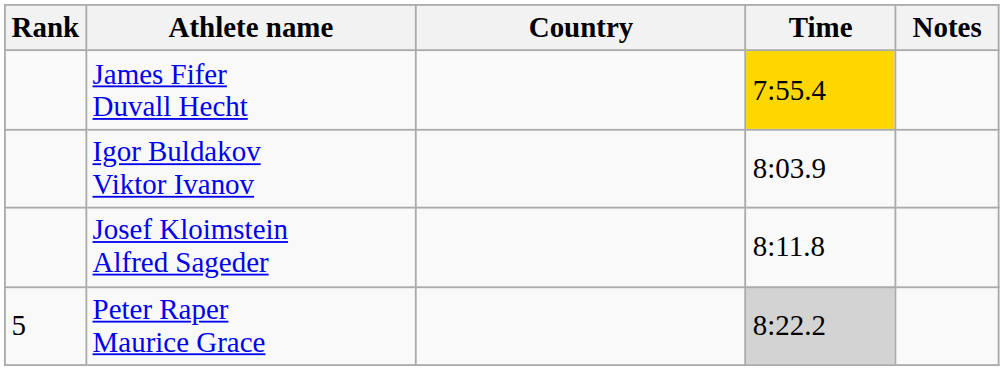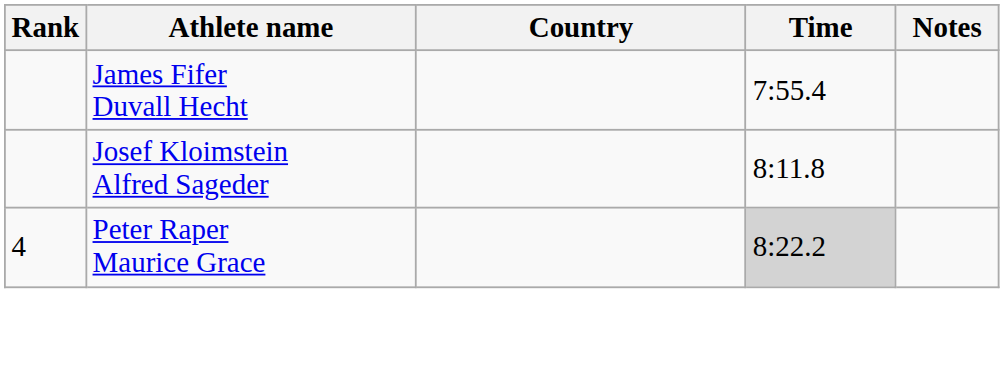(789, 89) gold background -> (789, 89) no background
- row: (177, 168)
(19, 325) 5 -> (19, 246) 4
